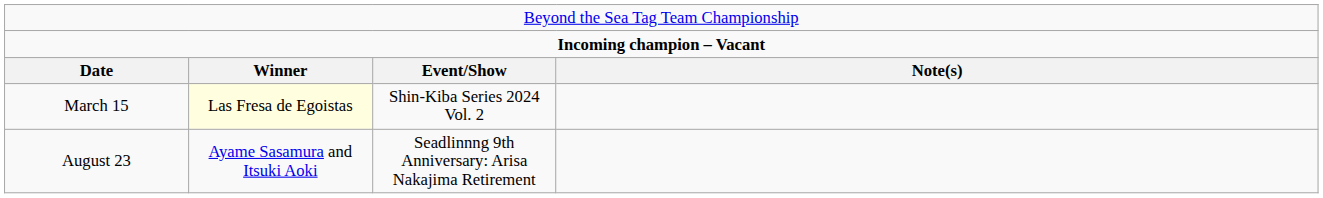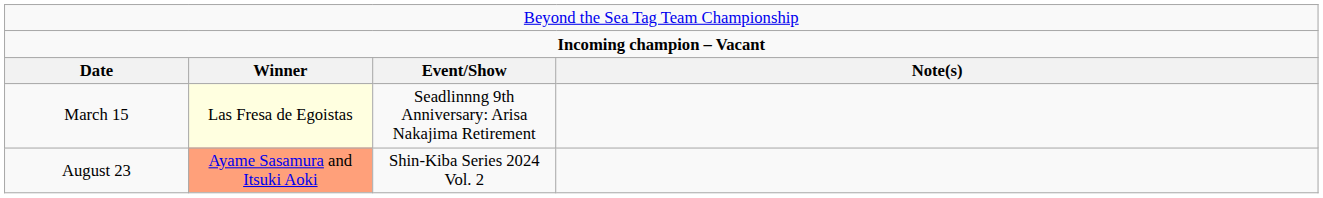(464, 106) Shin-Kiba Series 2024 Vol. 2 -> (464, 115) Seadlinnng 9th Anniversary: Arisa Nakajima Retirement
(280, 160) no background -> (280, 170) lightsalmon background
(464, 160) Seadlinnng 9th Anniversary: Arisa Nakajima Retirement -> (464, 170) Shin-Kiba Series 2024 Vol. 2
